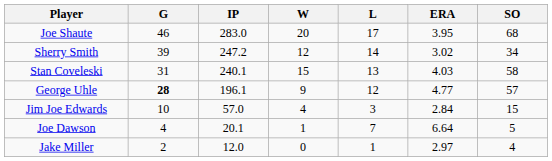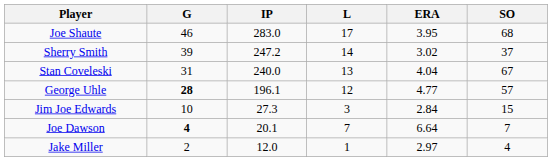- column: (303, 14)
(512, 52) 34 -> (507, 52) 37
(233, 71) 240.1 -> (267, 71) 240.0
(443, 71) 4.03 -> (427, 71) 4.04
(512, 71) 58 -> (507, 71) 67
(233, 109) 57.0 -> (267, 109) 27.3
(163, 128) normal -> (187, 128) bold
(512, 128) 5 -> (507, 128) 7
